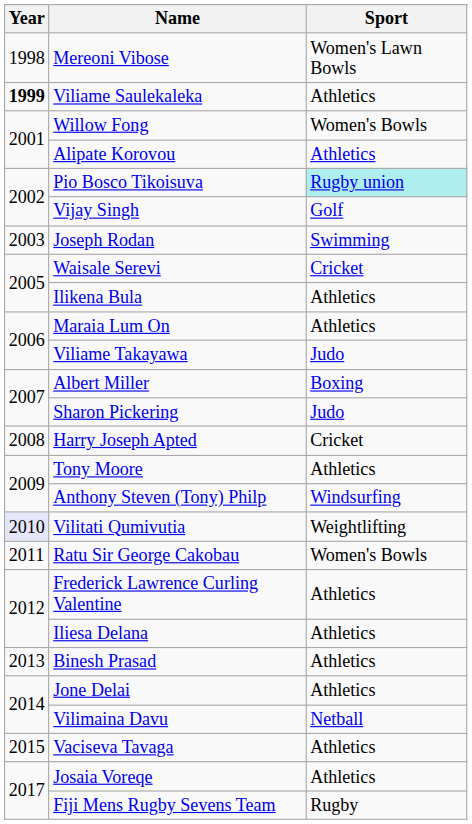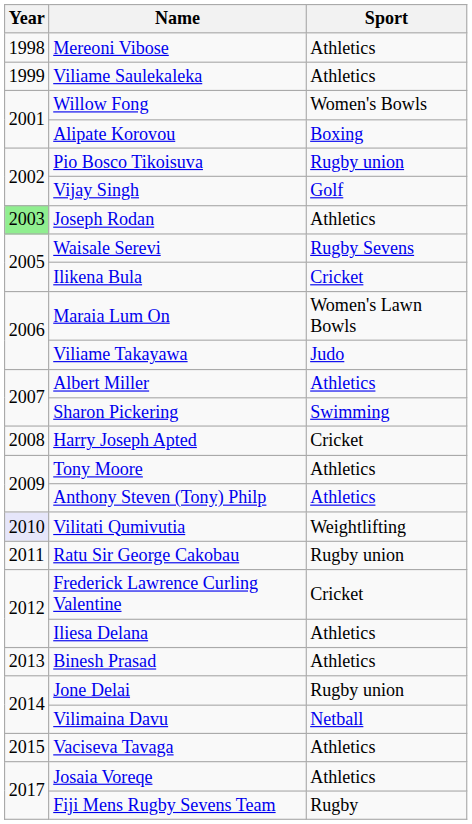(366, 57) Women's Lawn Bowls -> (343, 47) Athletics
(27, 96) bold -> (27, 76) normal
(343, 153) Athletics -> (337, 133) Boxing
(357, 182) paleturquoise background -> (357, 162) no background
(27, 239) no background -> (27, 219) lightgreen background
(350, 239) Swimming -> (343, 219) Athletics
(337, 268) Cricket -> (362, 248) Rugby Sevens
(343, 297) Athletics -> (337, 276) Cricket
(343, 325) Athletics -> (366, 315) Women's Lawn Bowls
(337, 383) Boxing -> (343, 383) Athletics
(327, 411) Judo -> (350, 411) Swimming
(355, 497) Windsurfing -> (343, 497) Athletics
(369, 555) Women's Bowls -> (357, 555) Rugby union
(343, 594) Athletics -> (337, 594) Cricket
(343, 690) Athletics -> (357, 690) Rugby union
